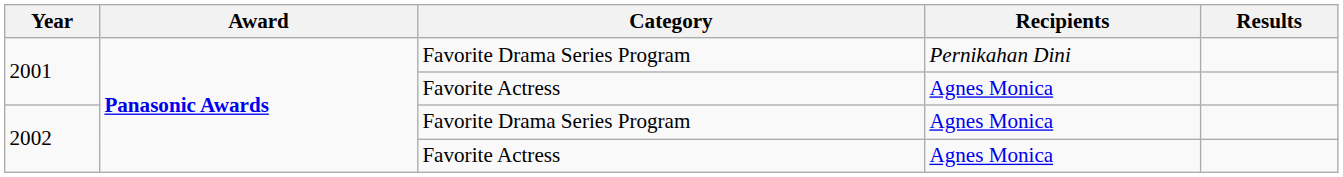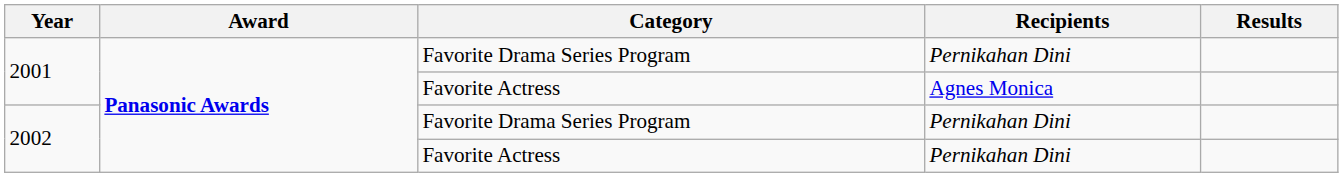(991, 121) Agnes Monica -> (1000, 121) Pernikahan Dini
(991, 155) Agnes Monica -> (1000, 155) Pernikahan Dini
